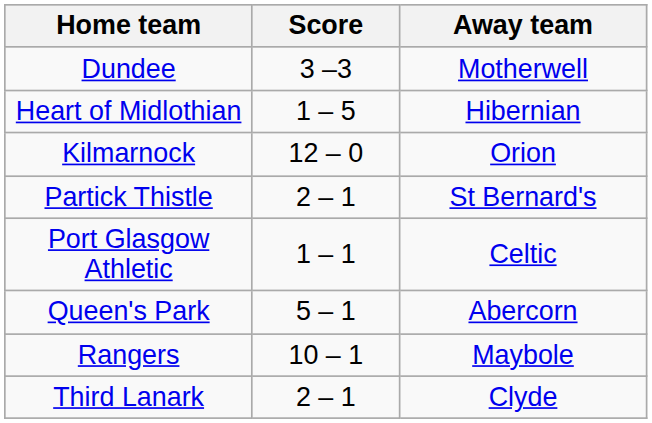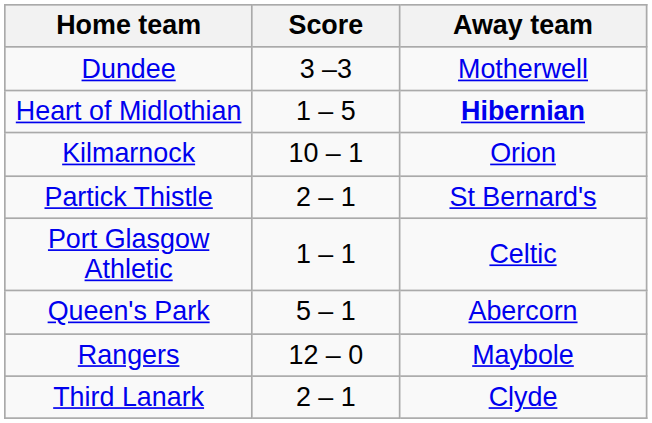(523, 111) normal -> (523, 111) bold
(326, 153) 12 – 0 -> (326, 153) 10 – 1
(326, 354) 10 – 1 -> (326, 354) 12 – 0
